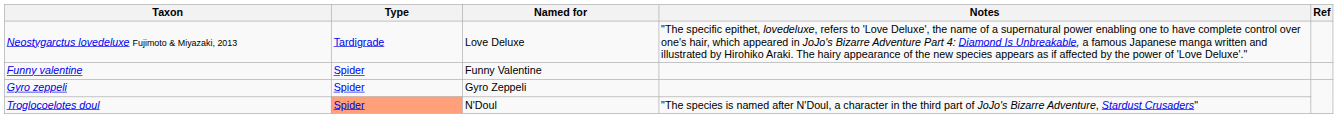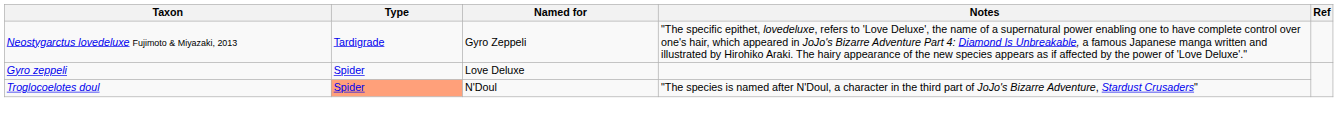(495, 42) Love Deluxe -> (496, 42) Gyro Zeppeli
- row: (45, 71)
(496, 88) Gyro Zeppeli -> (495, 71) Love Deluxe
